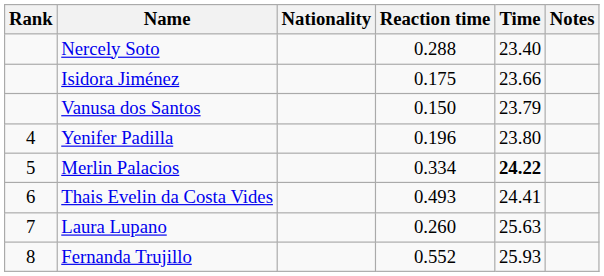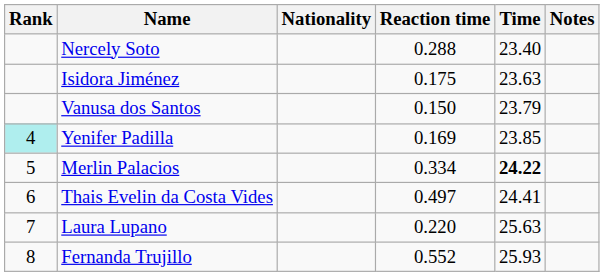(520, 78) 23.66 -> (520, 78) 23.63
(31, 138) no background -> (31, 138) paleturquoise background
(435, 138) 0.196 -> (435, 138) 0.169
(520, 138) 23.80 -> (520, 138) 23.85
(435, 197) 0.493 -> (435, 197) 0.497
(435, 227) 0.260 -> (435, 227) 0.220
